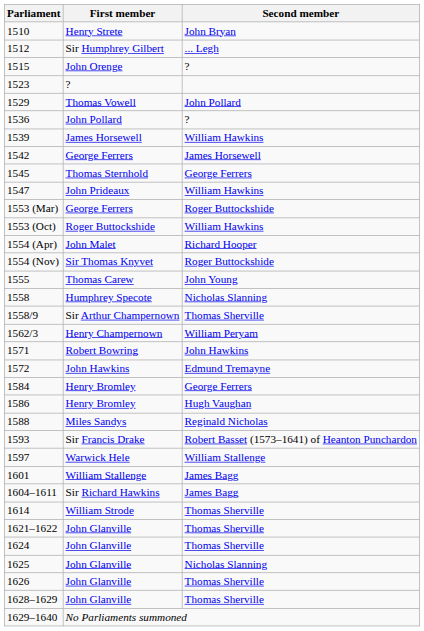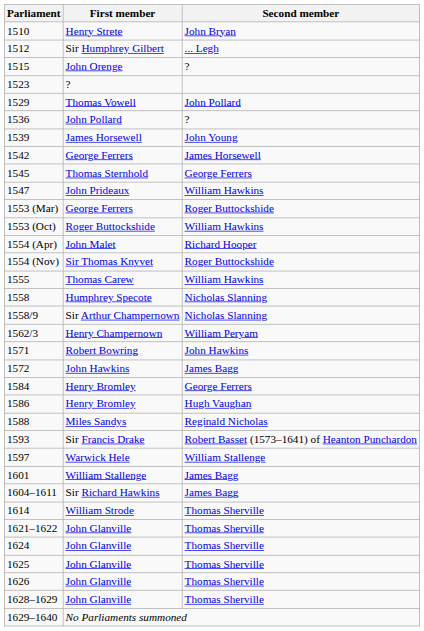(224, 137) William Hawkins -> (211, 137) John Young
(211, 279) John Young -> (224, 279) William Hawkins
(224, 315) Thomas Sherville -> (226, 315) Nicholas Slanning
(227, 368) Edmund Tremayne -> (212, 368) James Bagg
(226, 564) Nicholas Slanning -> (224, 564) Thomas Sherville
